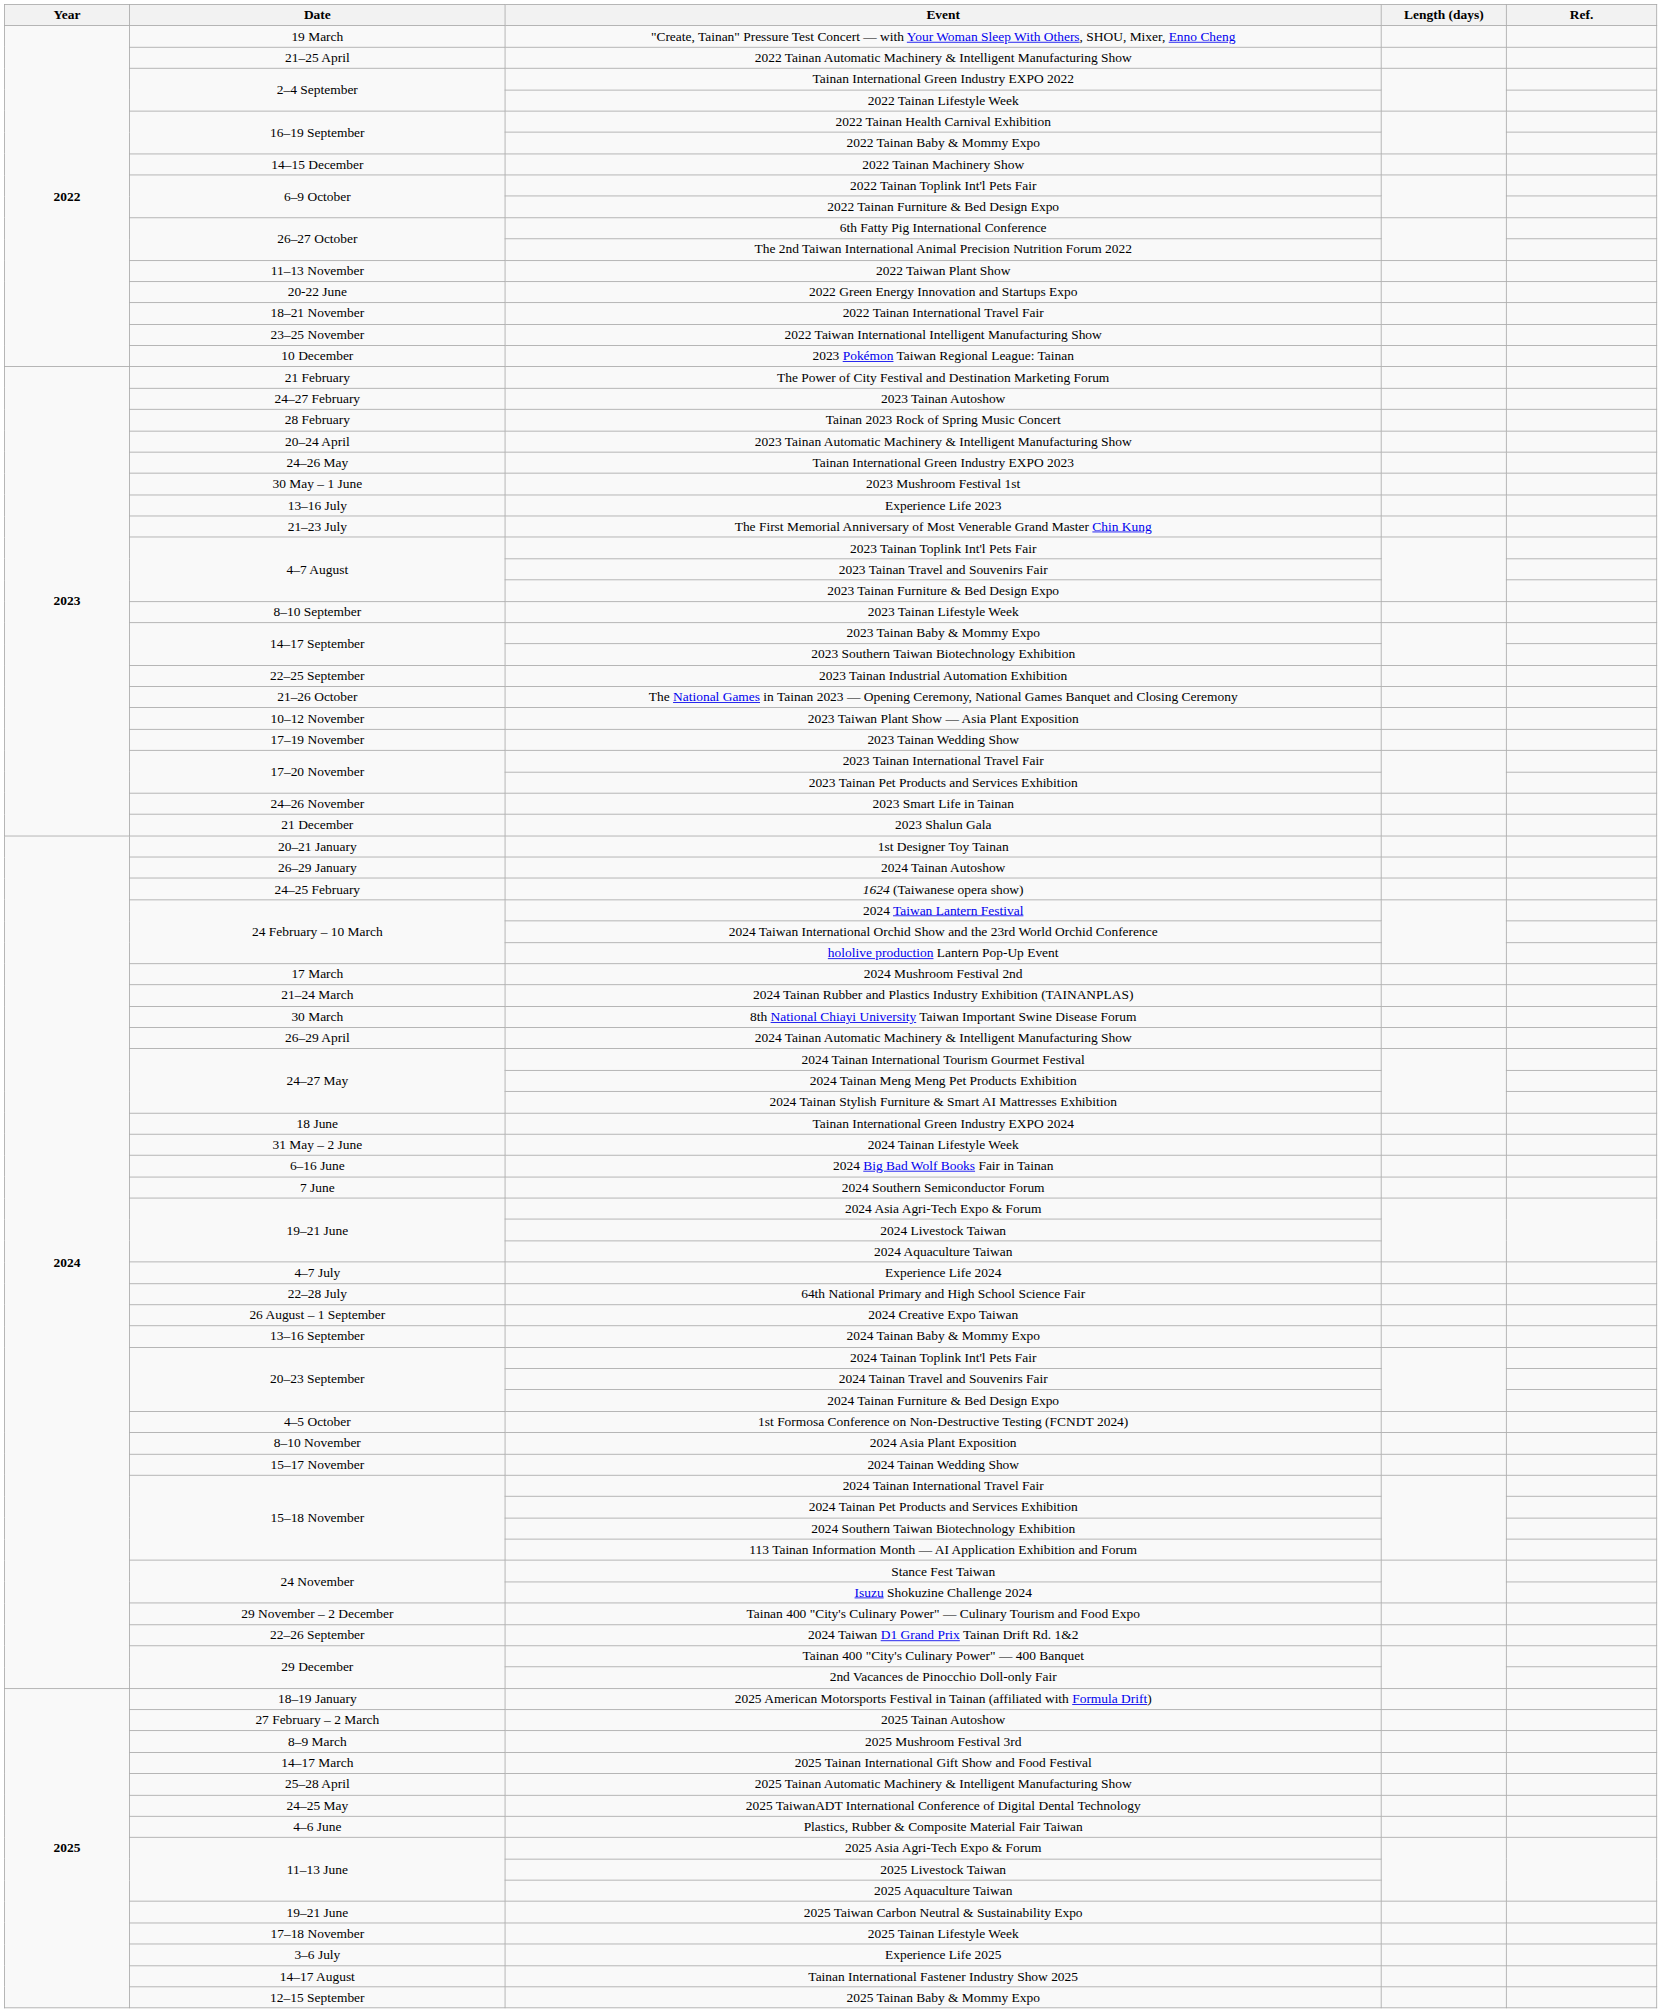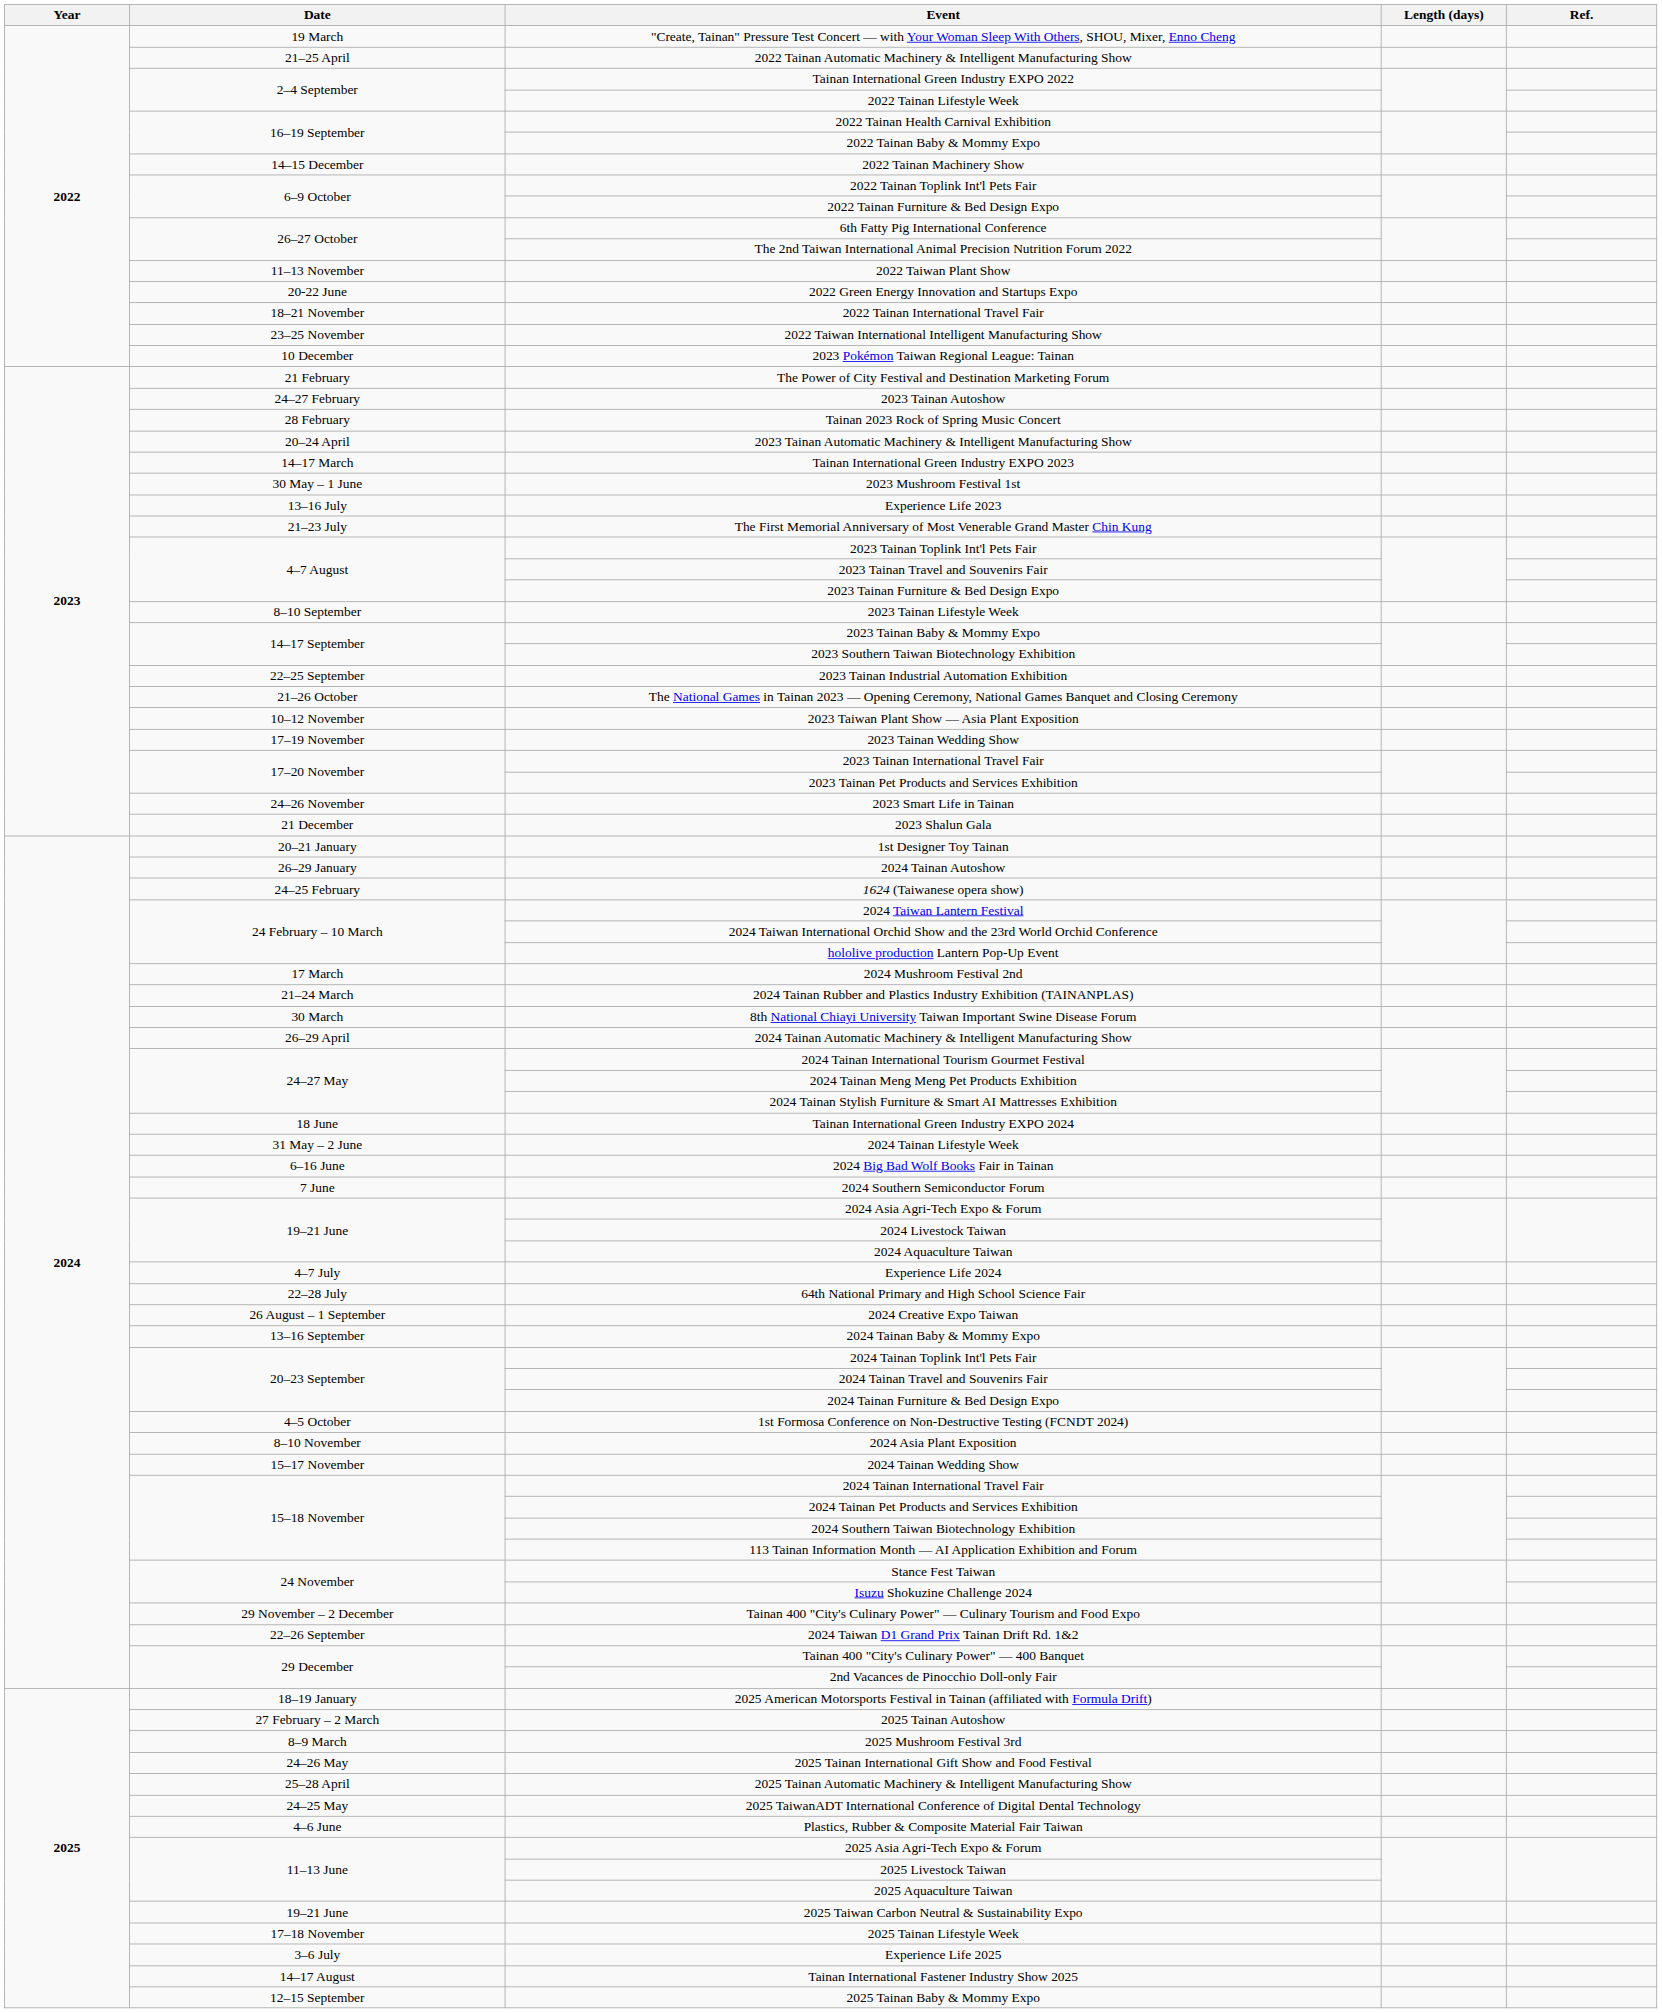(317, 462) 24–26 May -> (317, 462) 14–17 March
(317, 1762) 14–17 March -> (317, 1762) 24–26 May
